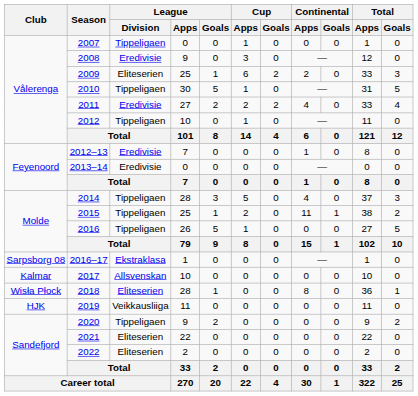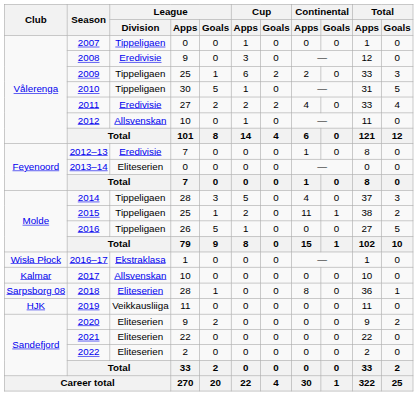(140, 74) Eliteserien -> (140, 74) Tippeligaen
(140, 120) Tippeligaen -> (140, 120) Allsvenskan
(140, 167) Eredivisie -> (140, 167) Eliteserien
(36, 259) Sarpsborg 08 -> (36, 259) Wisła Płock
(36, 290) Wisła Płock -> (36, 290) Sarpsborg 08
(140, 321) Tippeligaen -> (140, 321) Eliteserien
